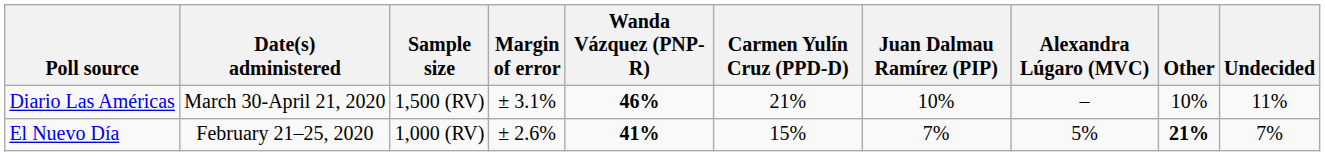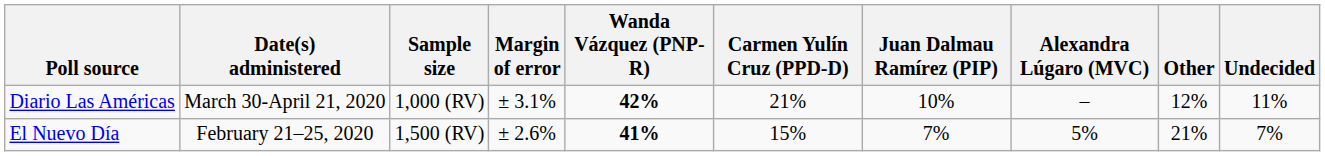(440, 101) 1,500 (RV) -> (440, 101) 1,000 (RV)
(639, 101) 46% -> (639, 101) 42%
(1189, 101) 10% -> (1189, 101) 12%
(440, 134) 1,000 (RV) -> (440, 134) 1,500 (RV)
(1189, 134) bold -> (1189, 134) normal
